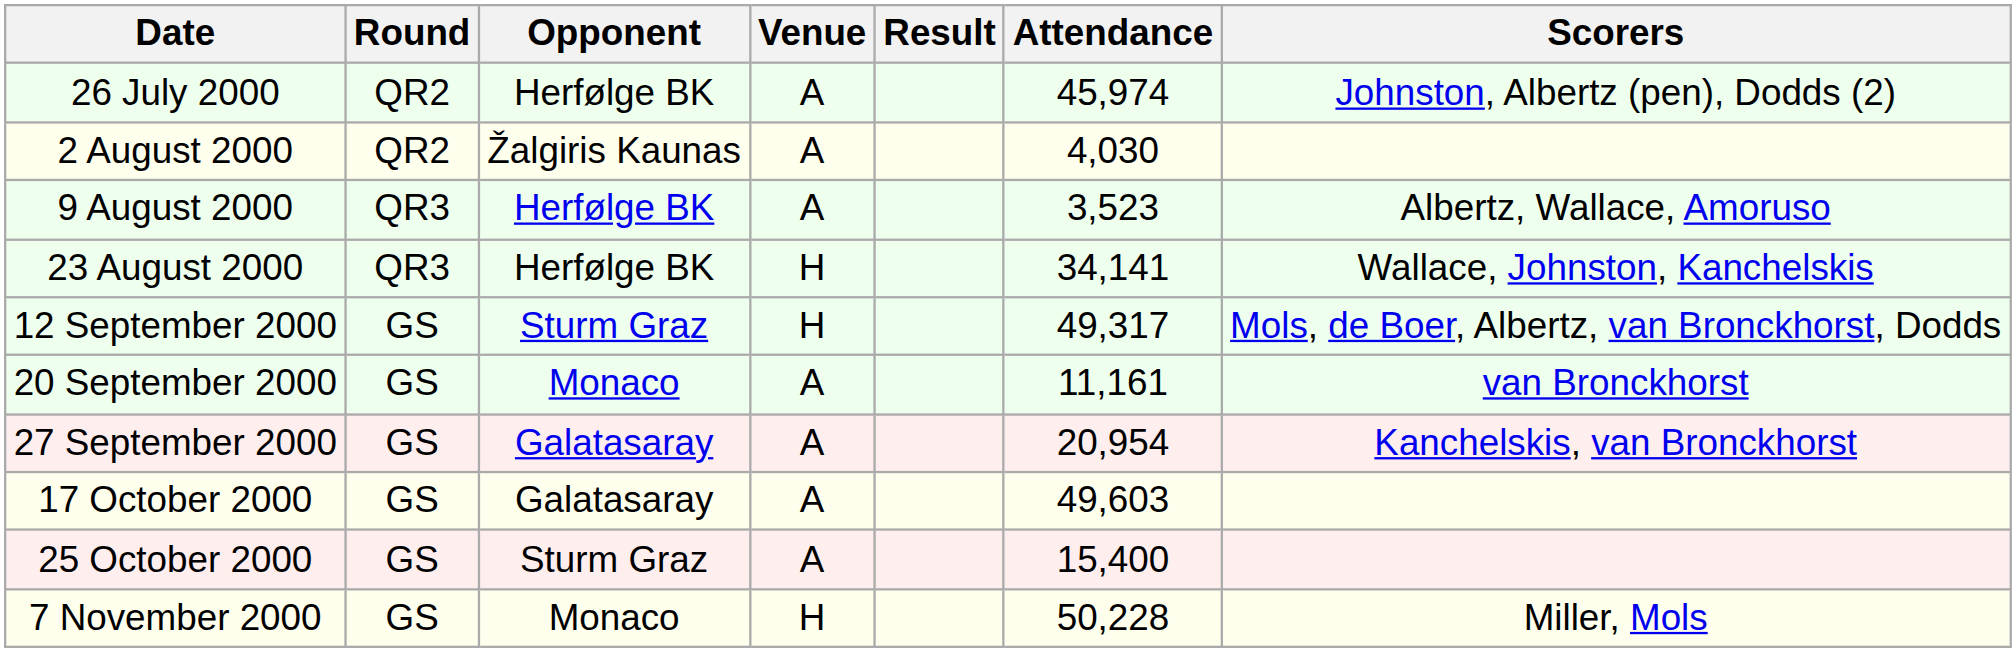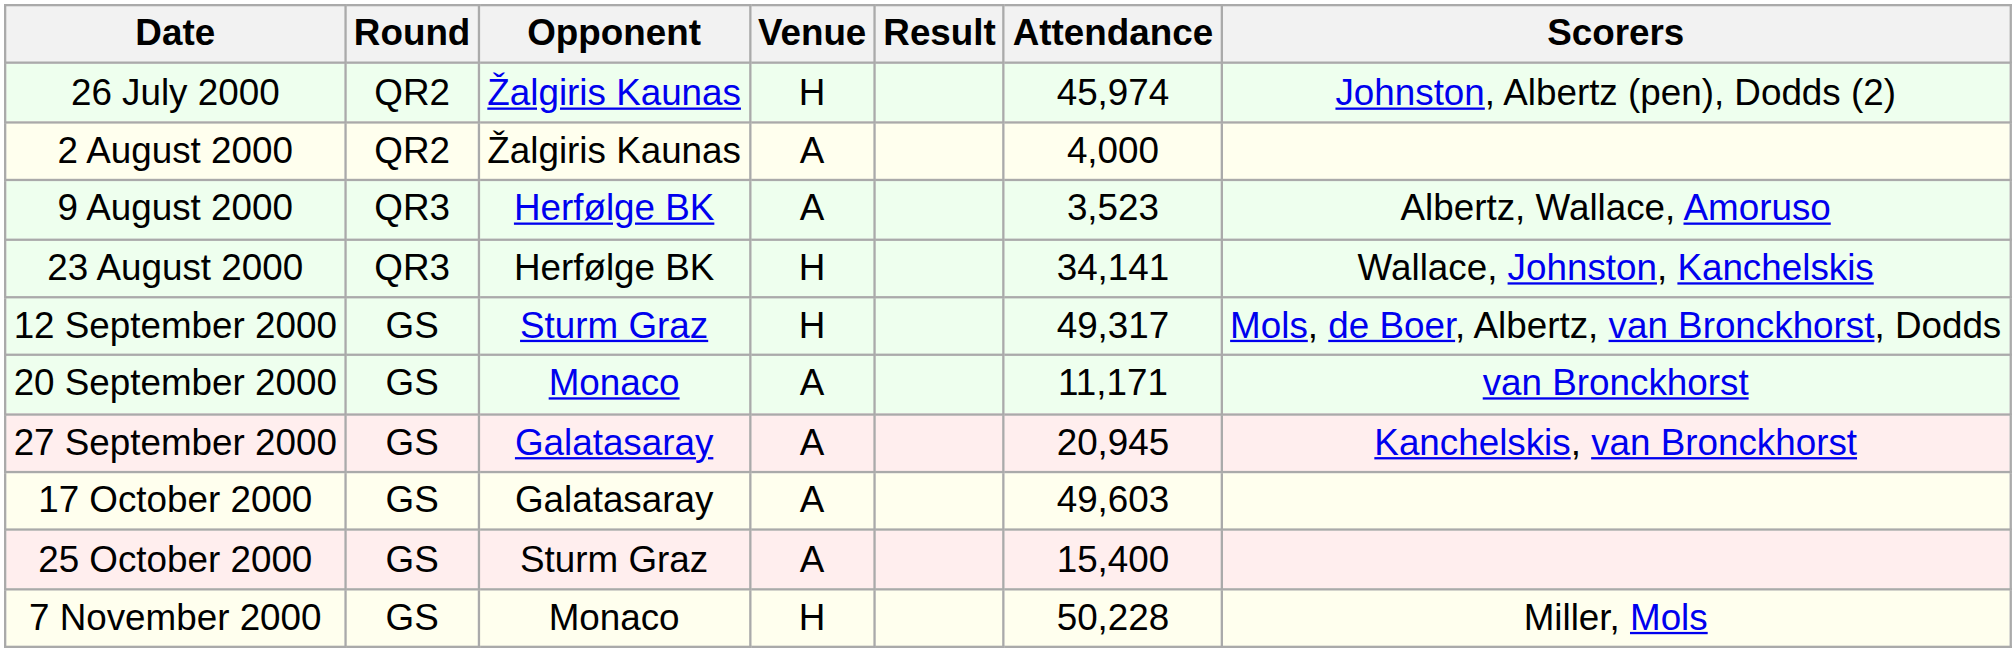(614, 92) Herfølge BK -> (614, 92) Žalgiris Kaunas
(812, 92) A -> (812, 92) H
(1113, 150) 4,030 -> (1113, 150) 4,000
(1113, 383) 11,161 -> (1113, 383) 11,171
(1113, 442) 20,954 -> (1113, 442) 20,945
